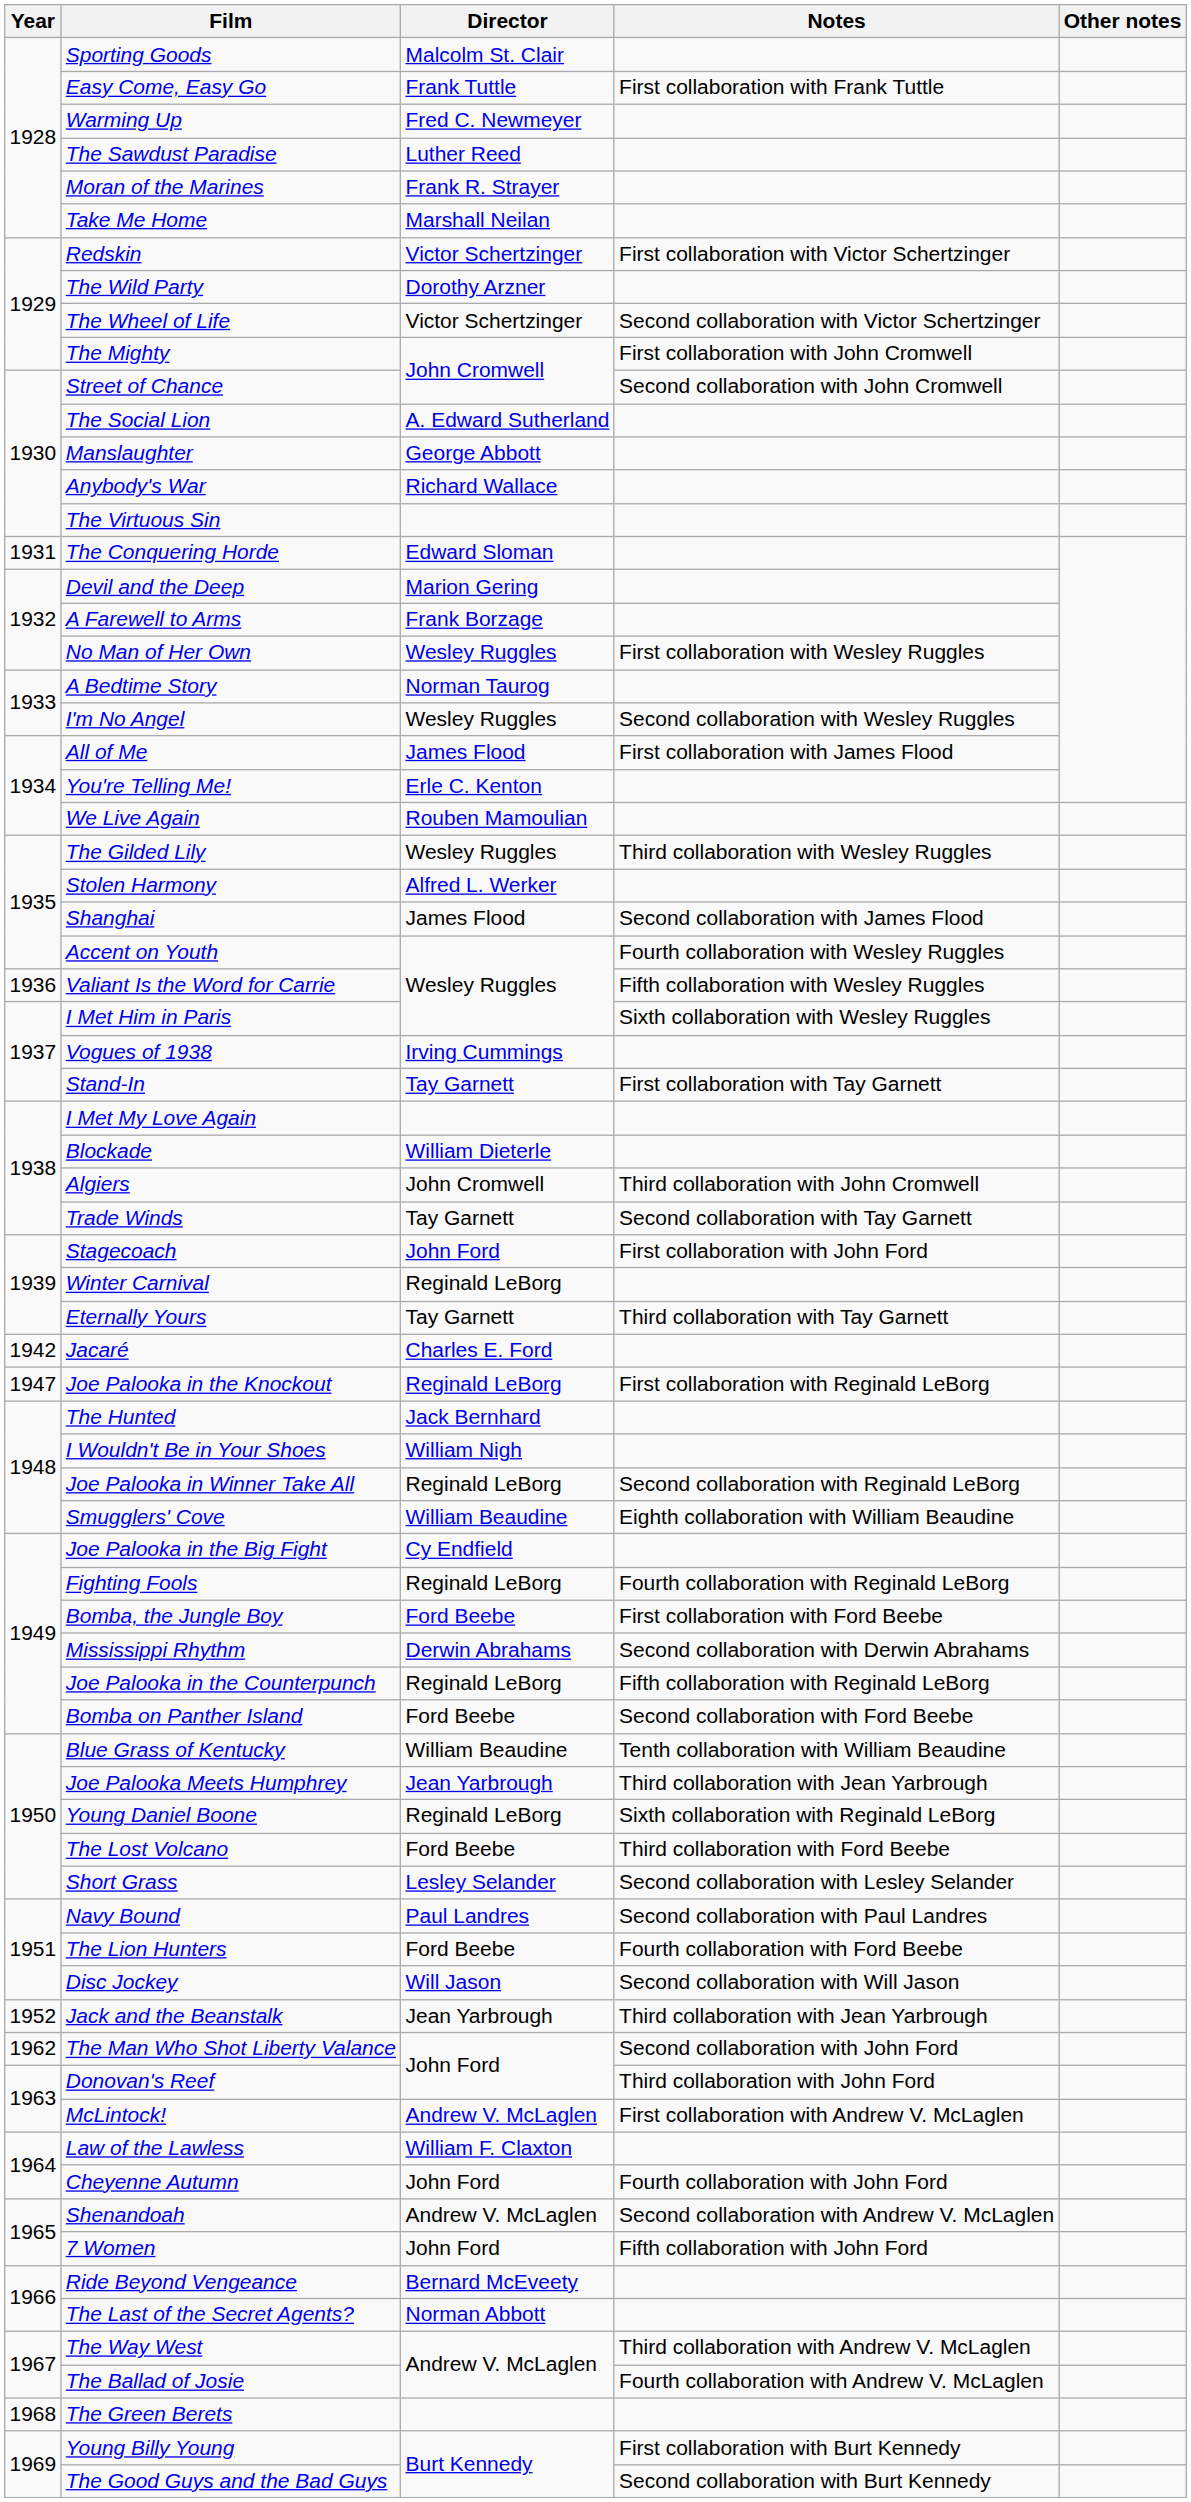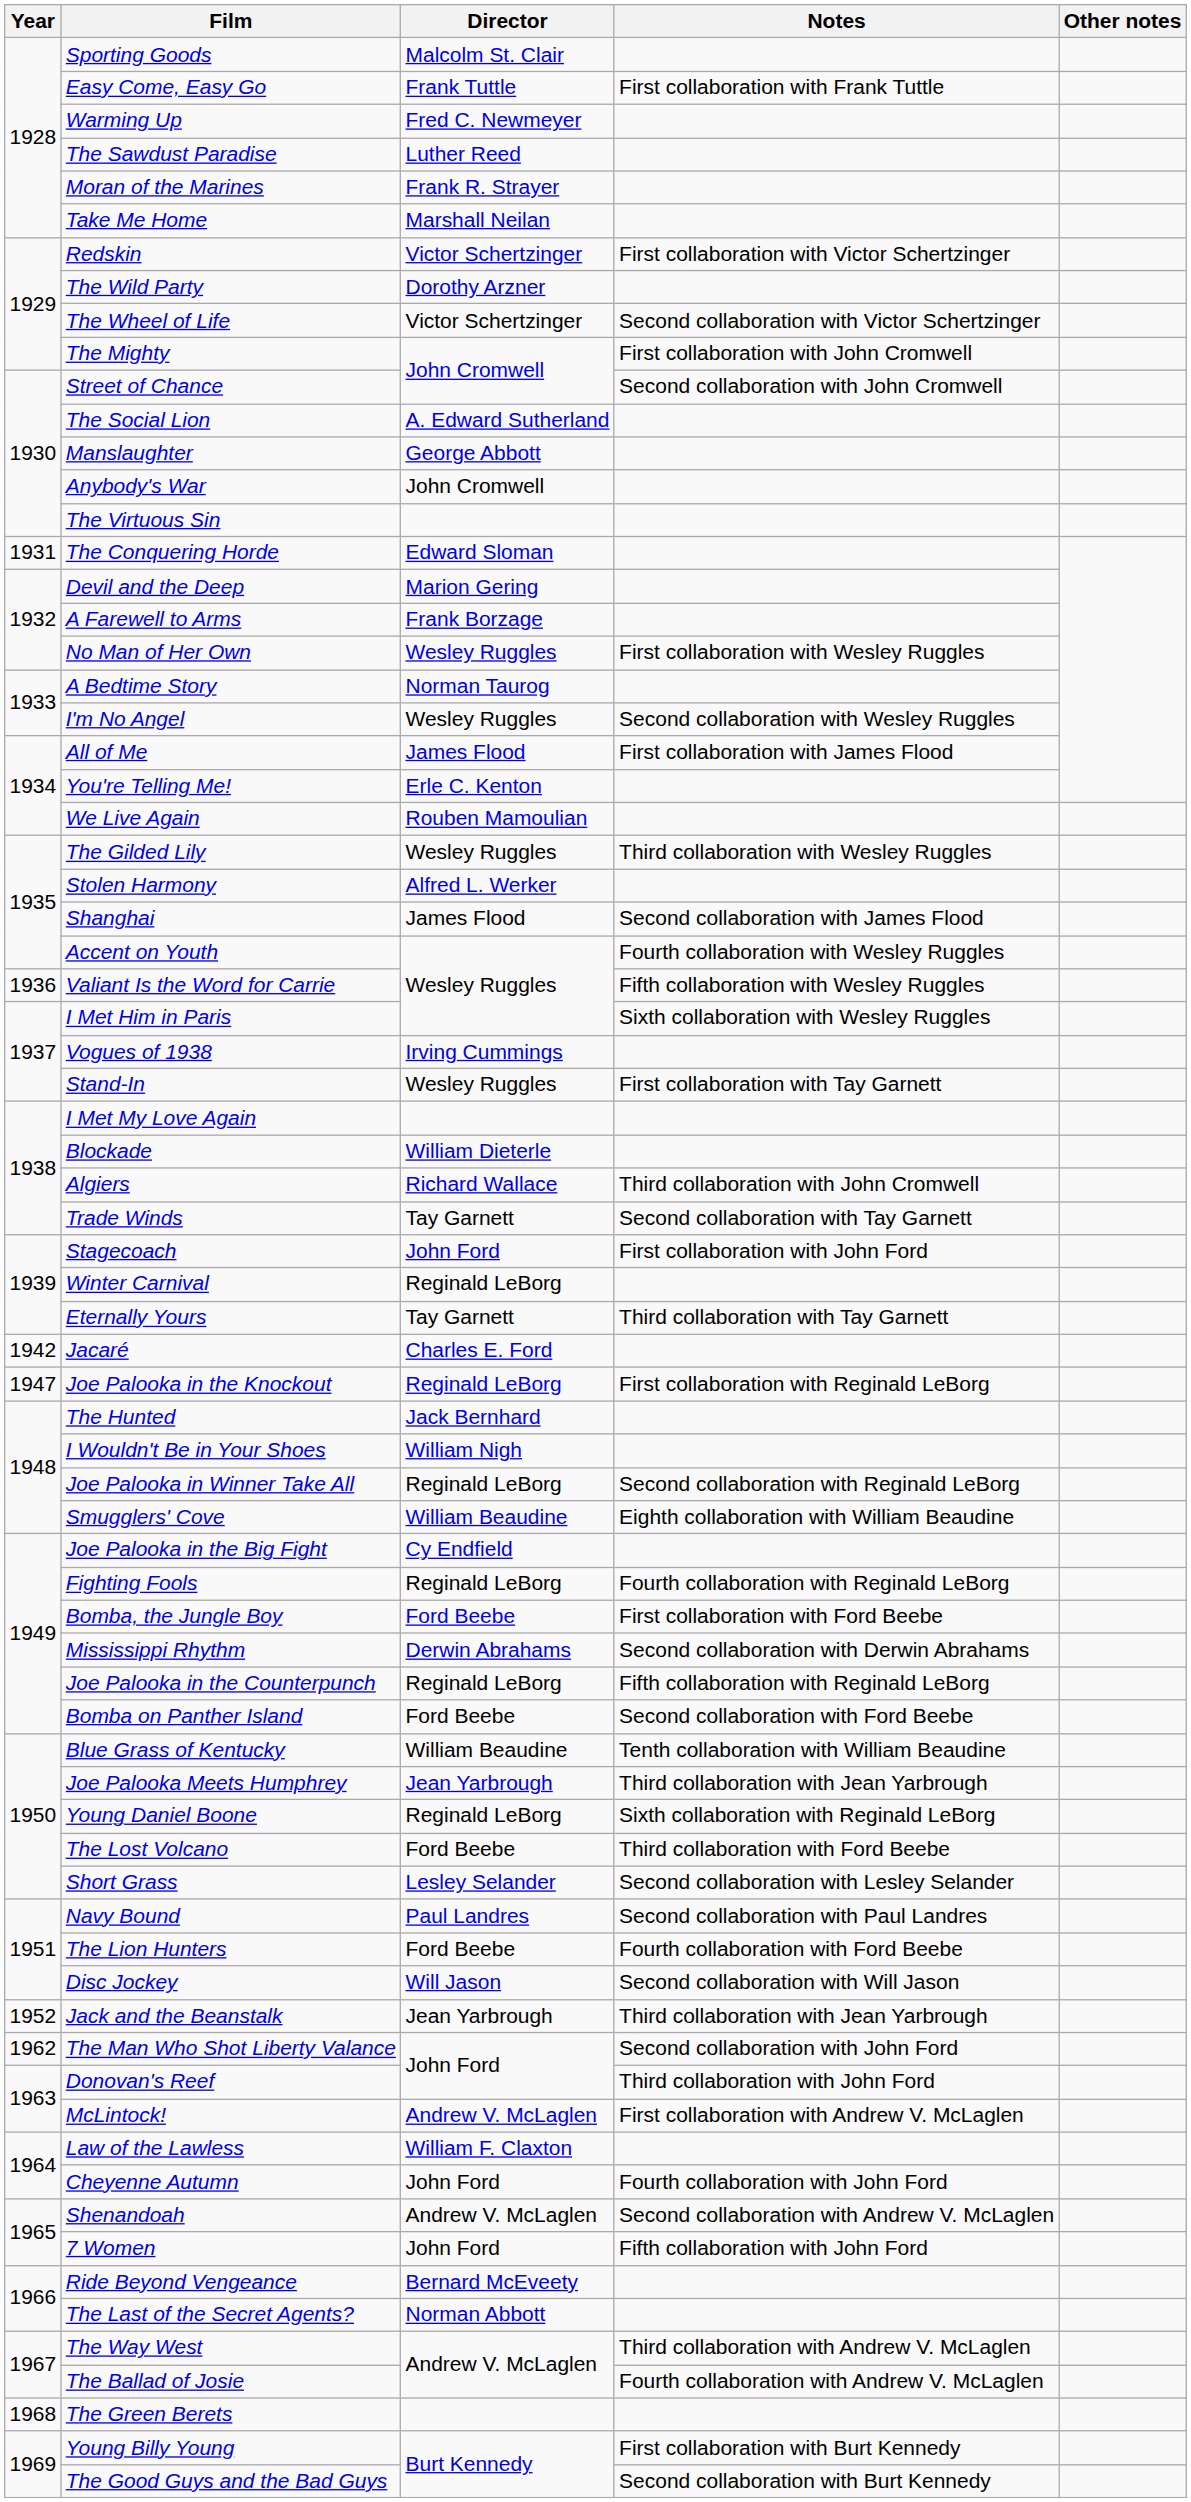(481, 486) Richard Wallace -> (475, 486) John Cromwell
(460, 1084) Tay Garnett -> (481, 1084) Wesley Ruggles
(475, 1184) John Cromwell -> (481, 1184) Richard Wallace
